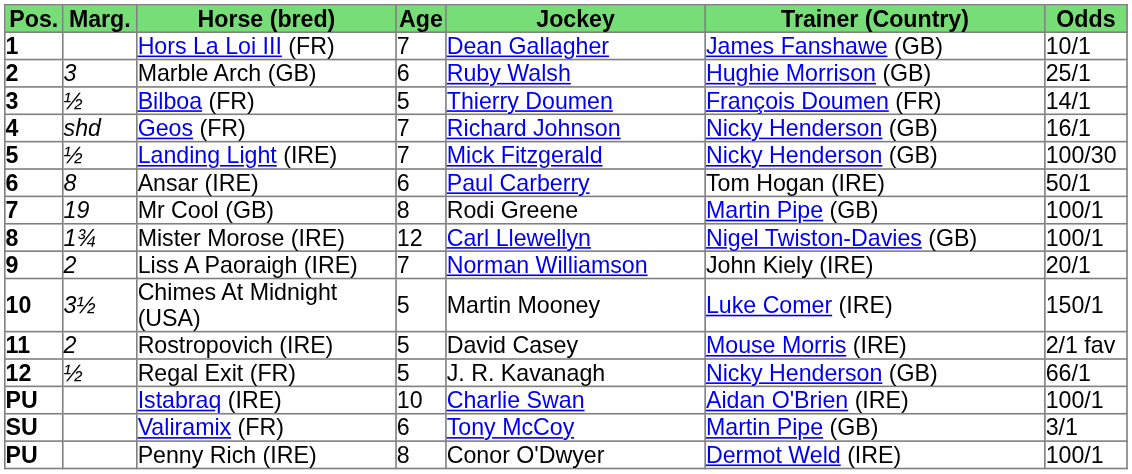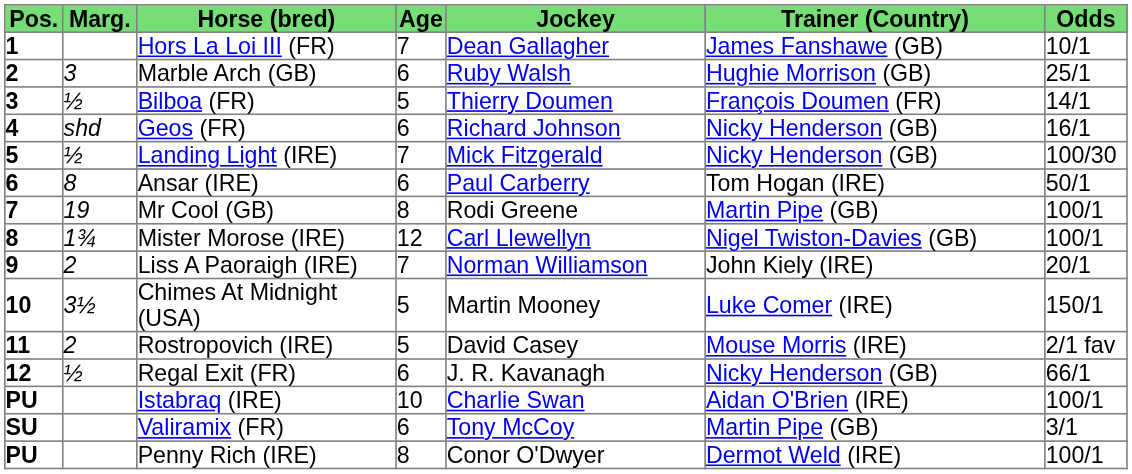(403, 128) 7 -> (403, 128) 6
(403, 373) 5 -> (403, 373) 6
